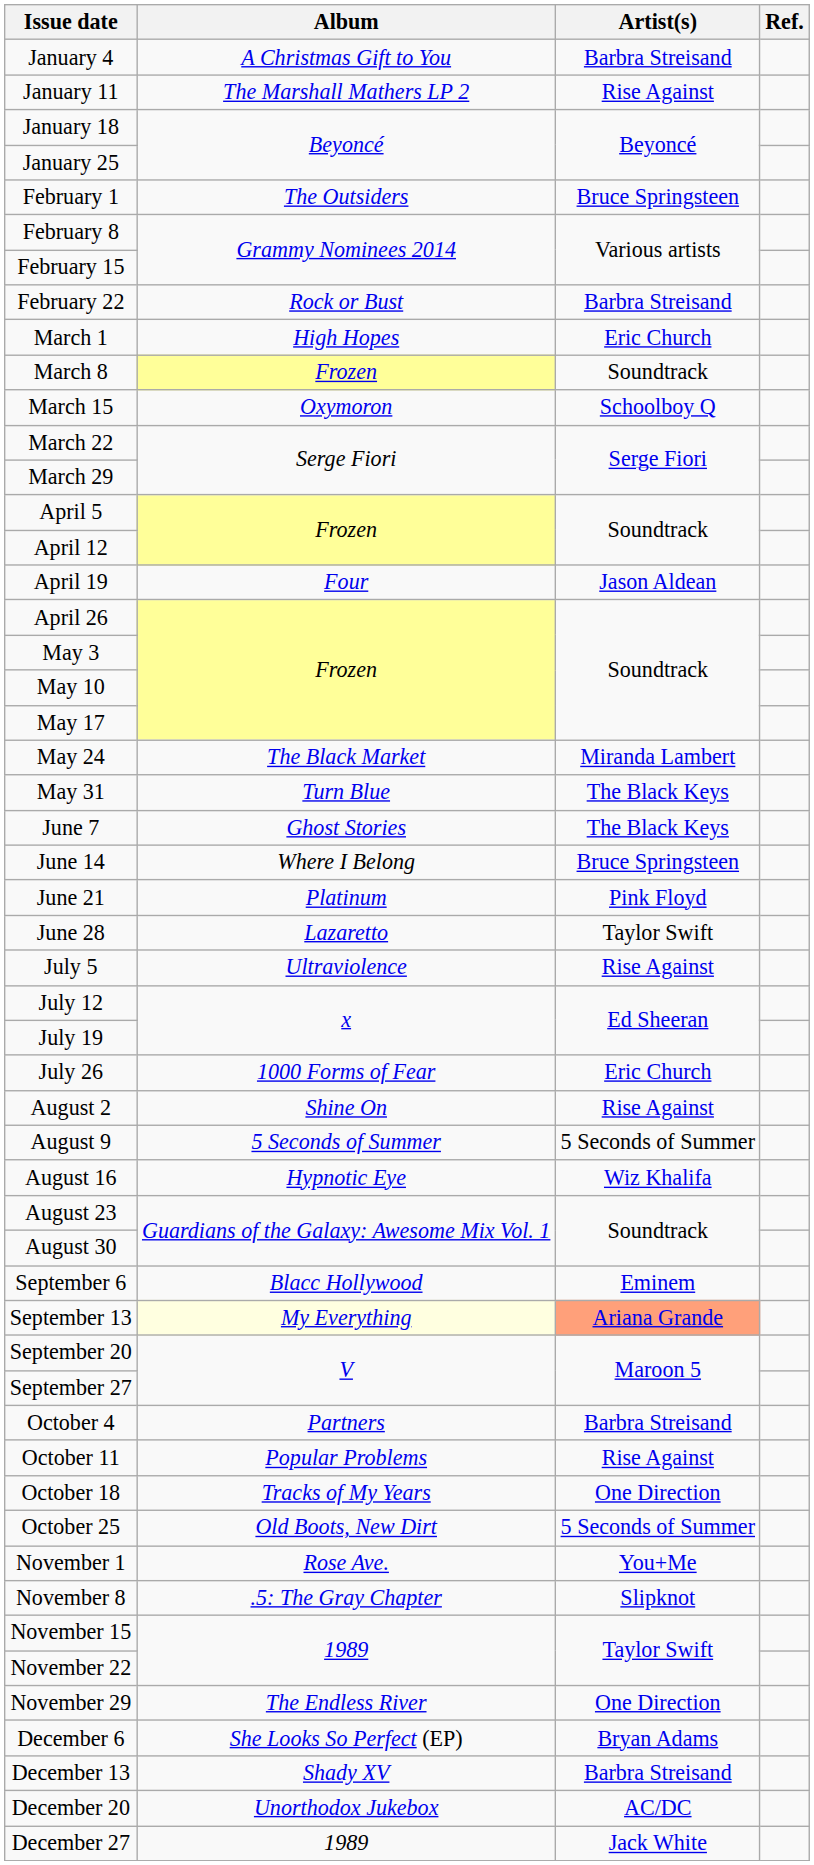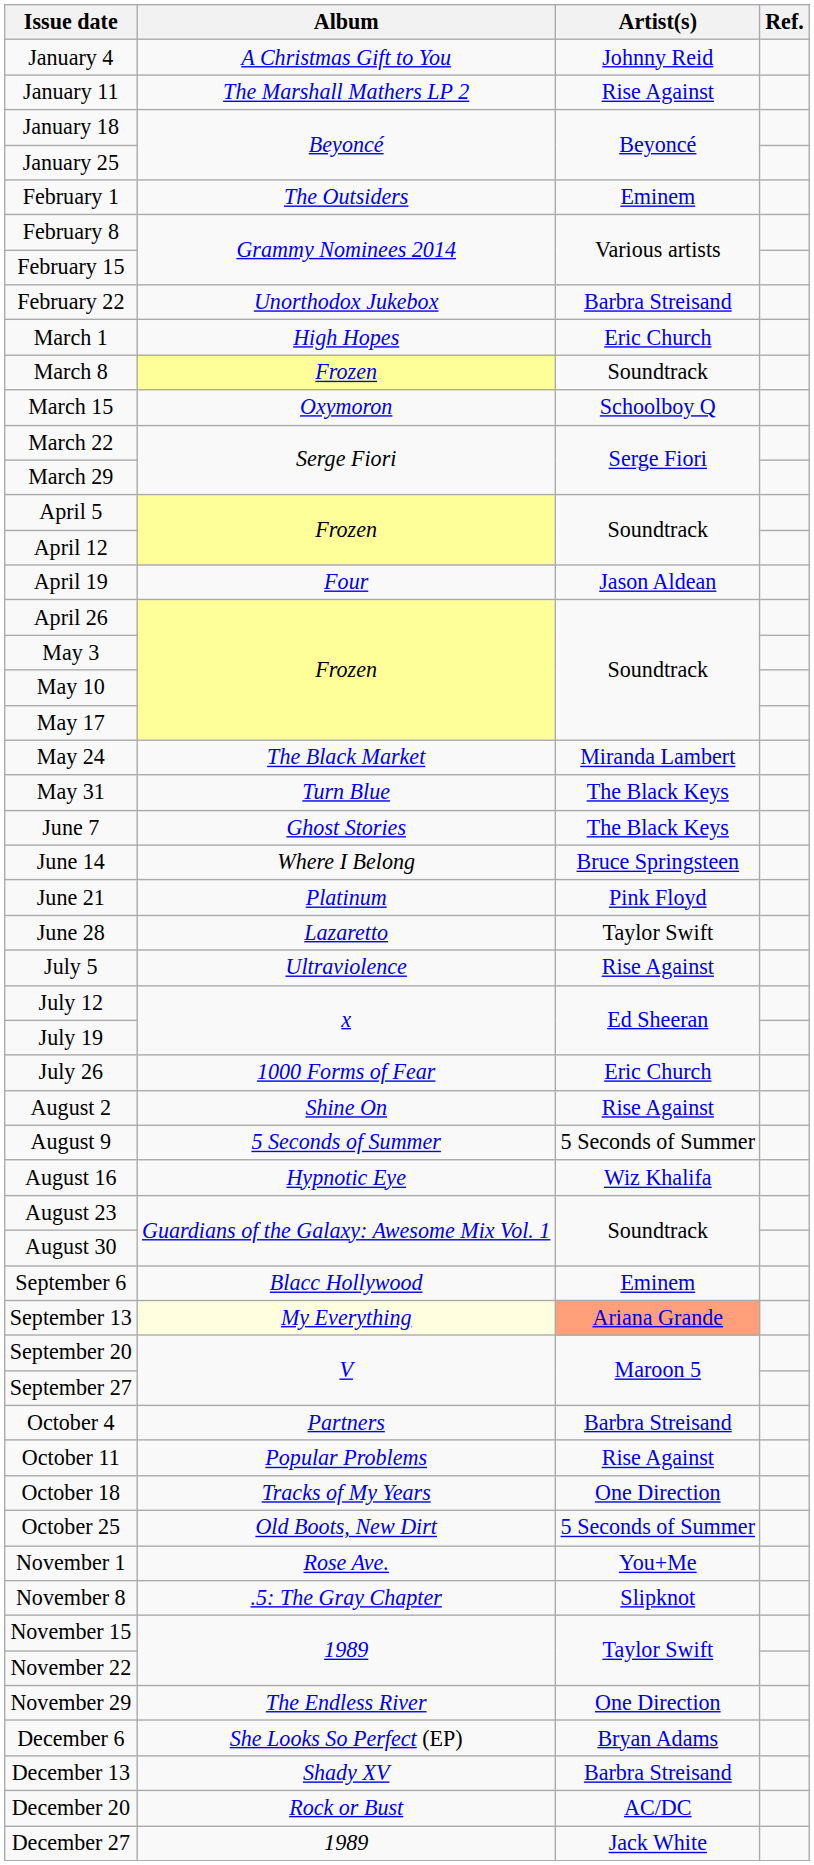(658, 57) Barbra Streisand -> (658, 57) Johnny Reid
(658, 197) Bruce Springsteen -> (658, 197) Eminem
(346, 302) Rock or Bust -> (346, 302) Unorthodox Jukebox
(346, 1807) Unorthodox Jukebox -> (346, 1807) Rock or Bust
